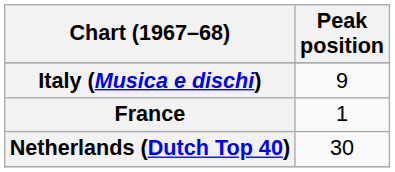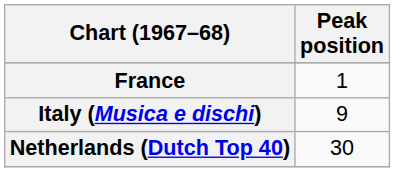rows swapped: (150, 114) <-> (150, 80)
